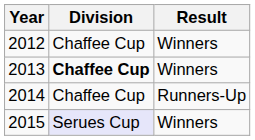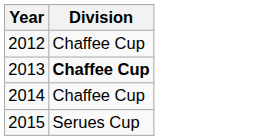- column: (202, 17)
(96, 122) lavender background -> (96, 122) no background
